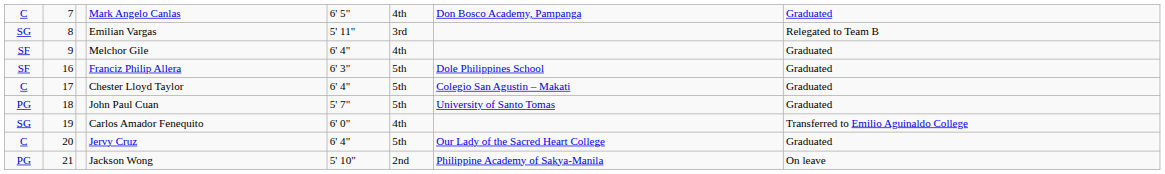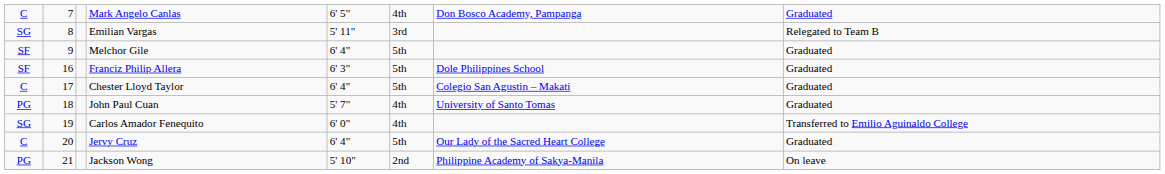(399, 50) 4th -> (399, 50) 5th
(399, 105) 5th -> (399, 105) 4th
